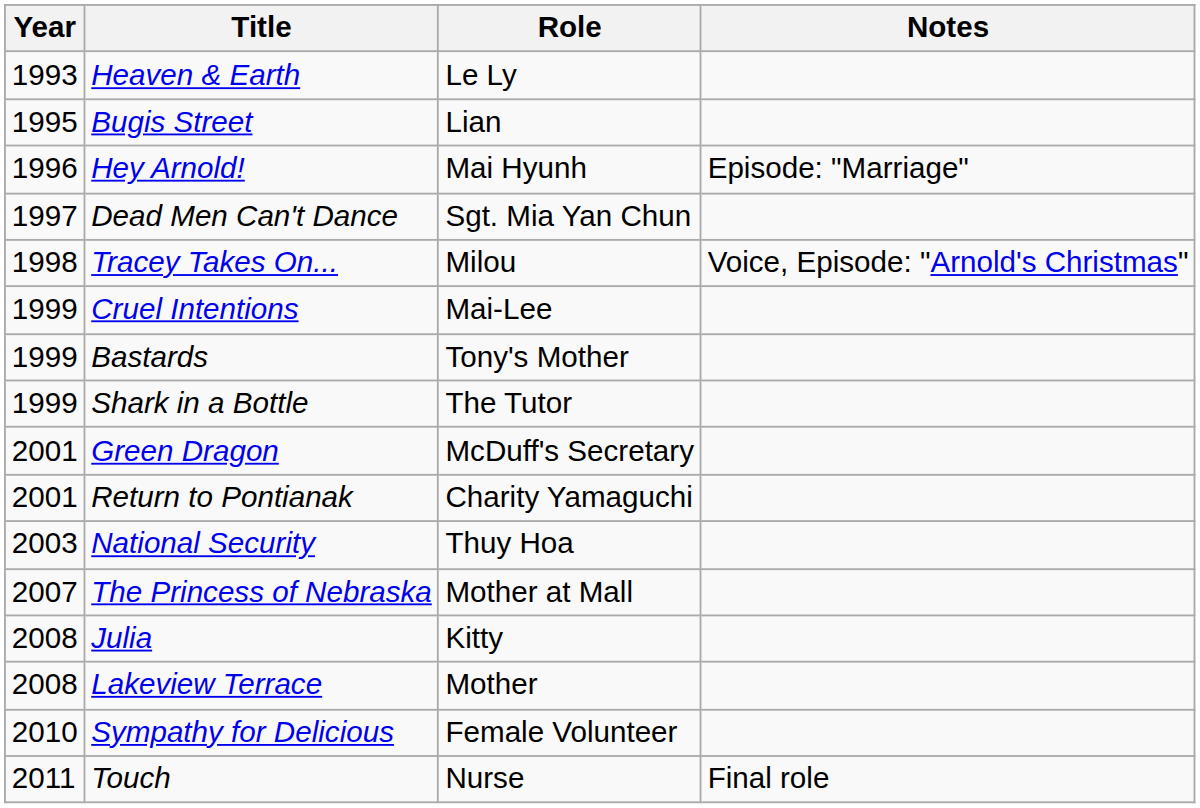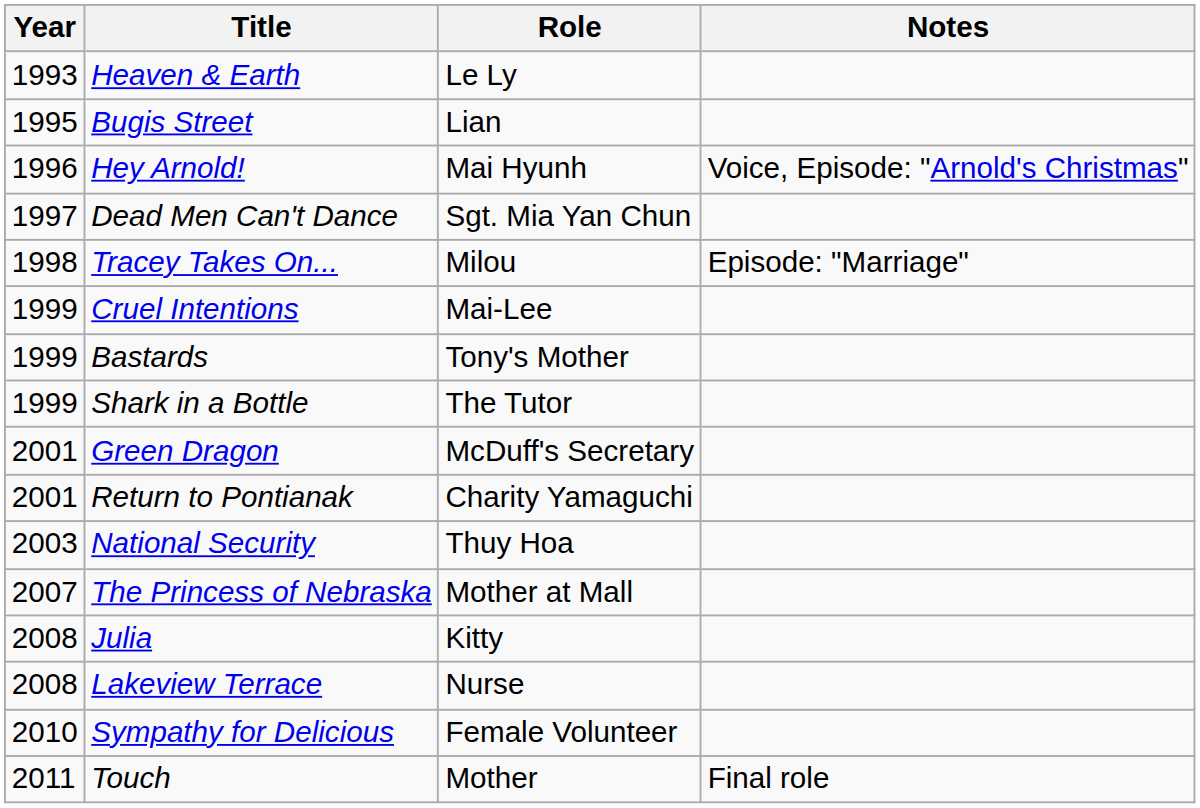(838, 168) Episode: "Marriage" -> (948, 168) Voice, Episode: "Arnold's Christmas"
(948, 262) Voice, Episode: "Arnold's Christmas" -> (838, 262) Episode: "Marriage"
(491, 685) Mother -> (485, 685) Nurse
(485, 779) Nurse -> (491, 779) Mother
